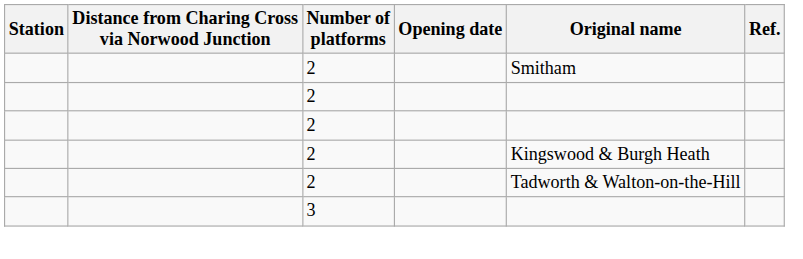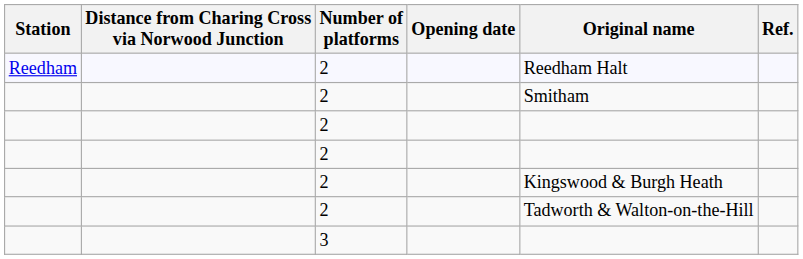+ row: (43, 67)
